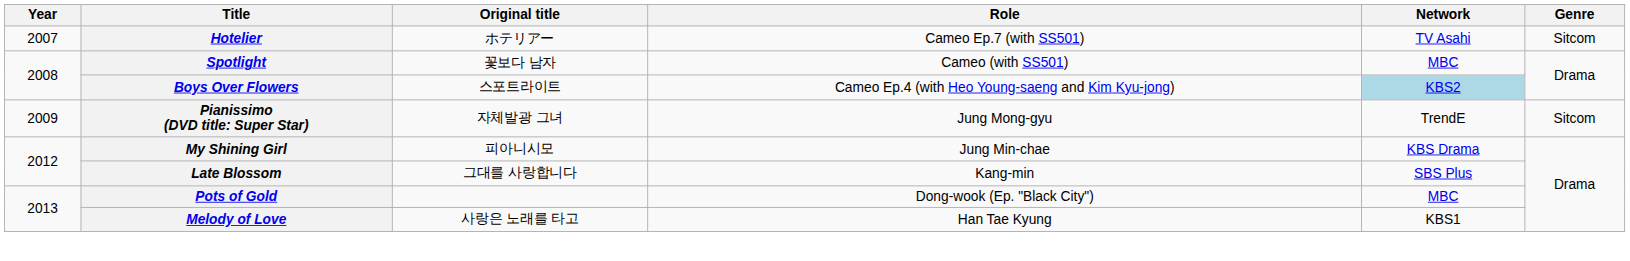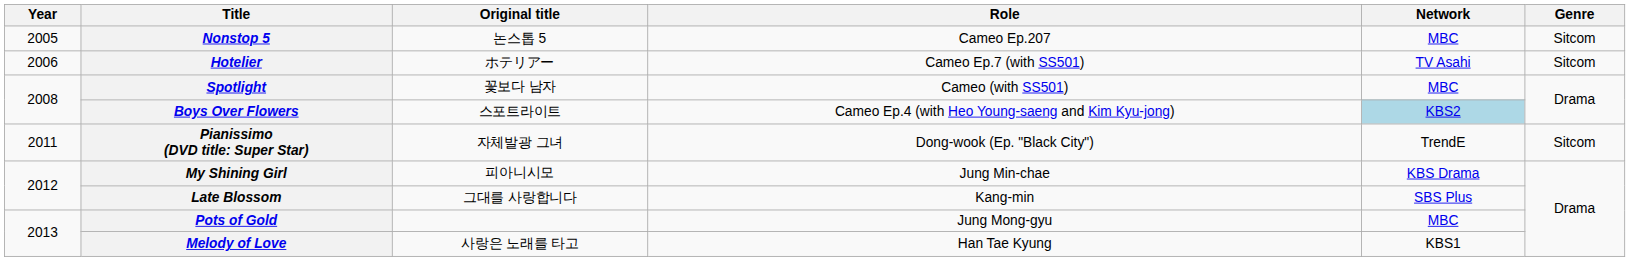+ row: (236, 38)
(43, 38) 2007 -> (43, 62) 2006
(43, 118) 2009 -> (43, 142) 2011
(1005, 118) Jung Mong-gyu -> (1005, 142) Dong-wook (Ep. "Black City")
(1005, 196) Dong-wook (Ep. "Black City") -> (1005, 220) Jung Mong-gyu
